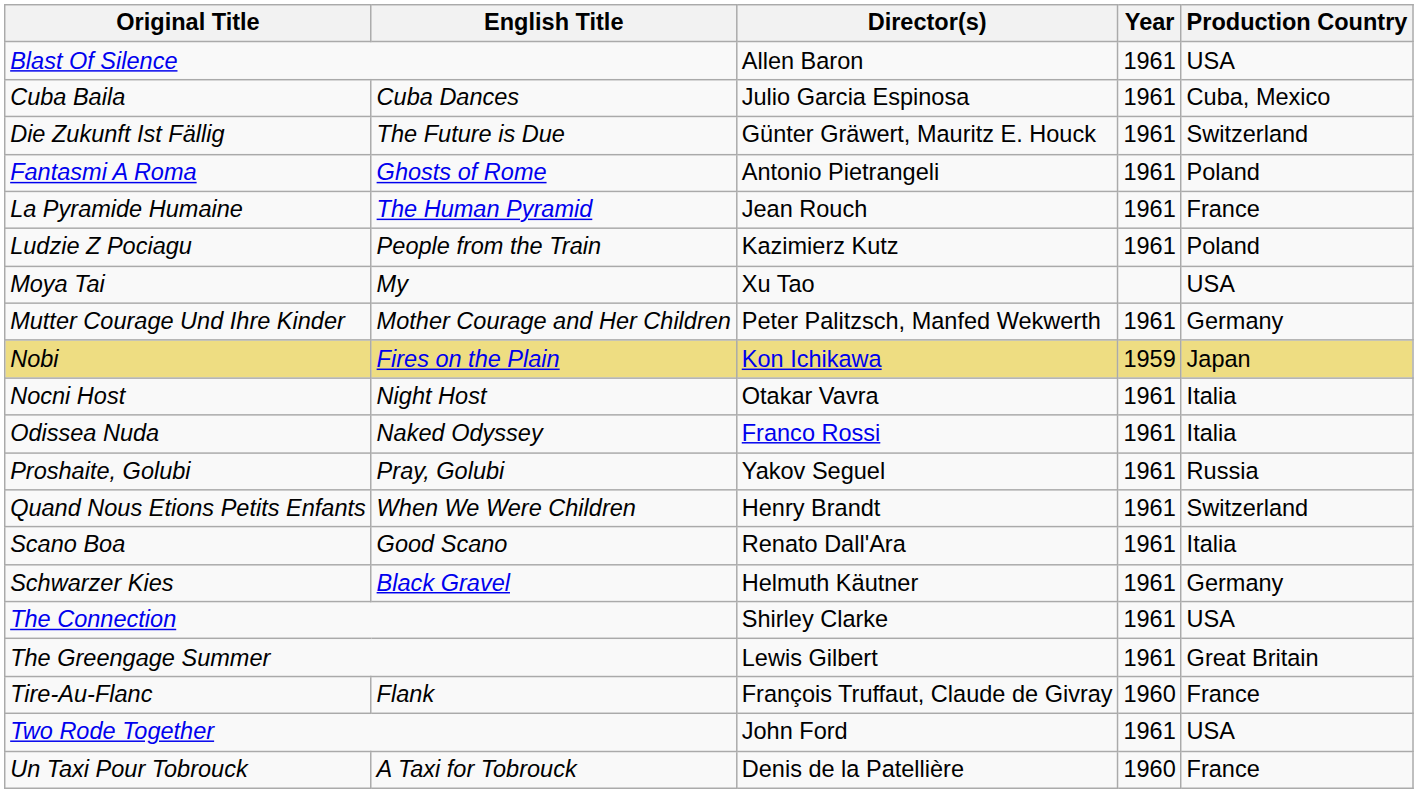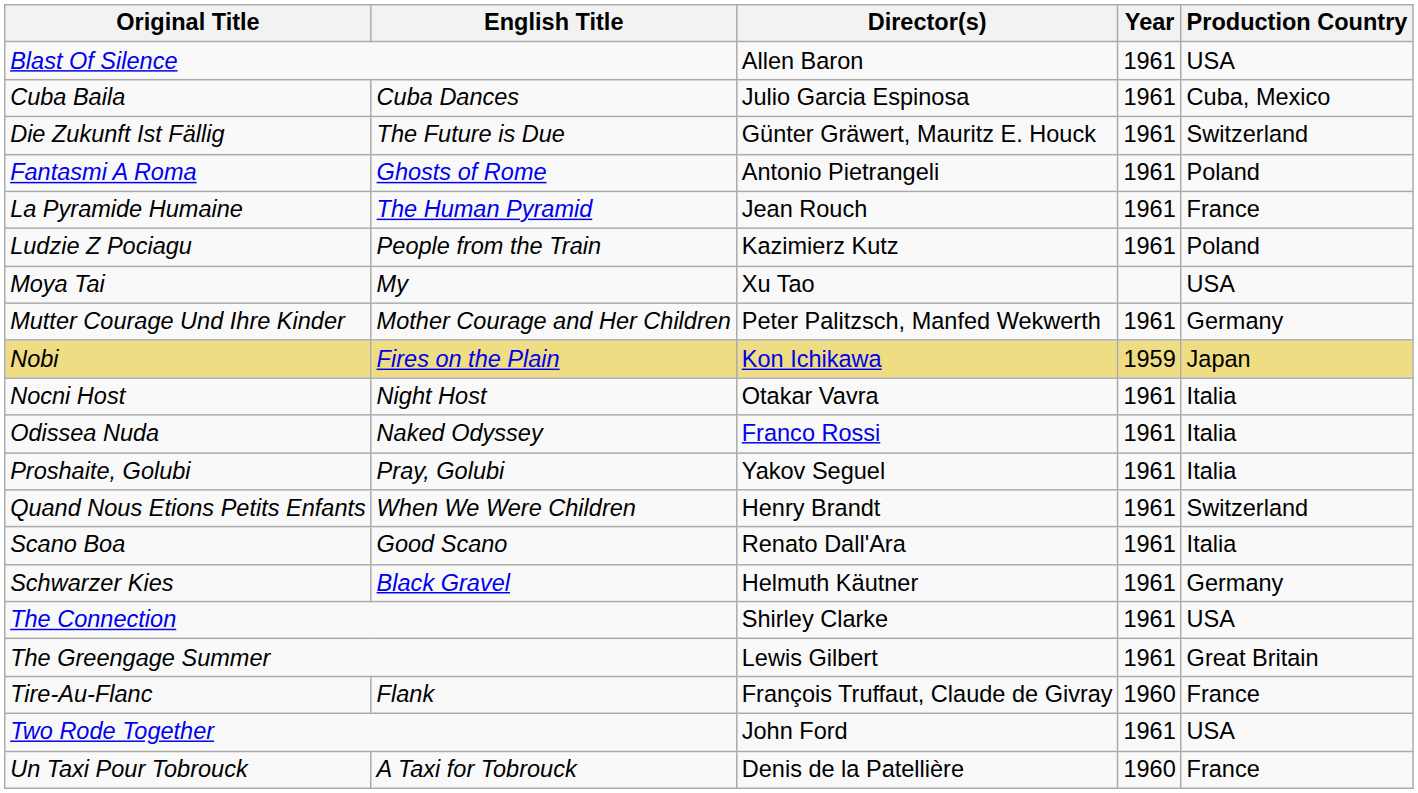(1223, 470) Russia -> (1211, 470) Italia
